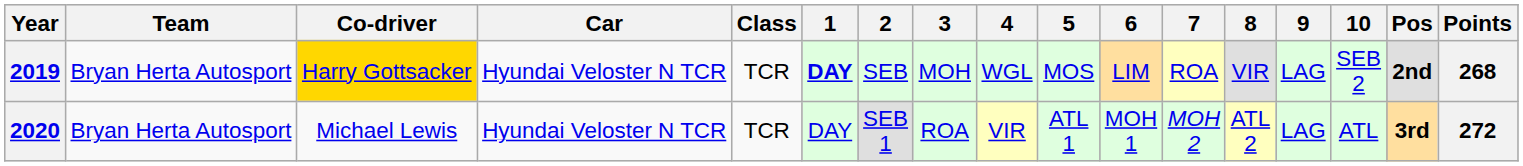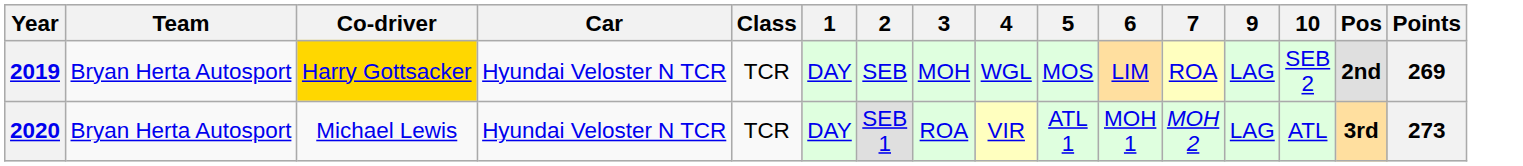- column: (1250, 23)
(830, 71) bold -> (830, 71) normal
(1478, 71) 268 -> (1427, 71) 269
(1478, 131) 272 -> (1427, 131) 273
